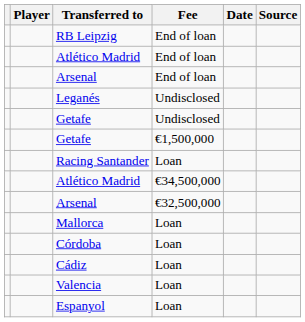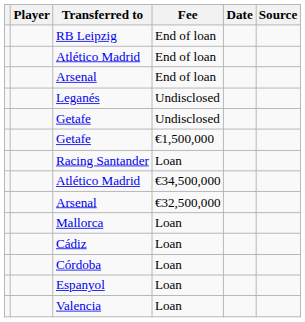rows swapped: (71, 264) <-> (79, 243)
rows swapped: (79, 285) <-> (80, 306)
